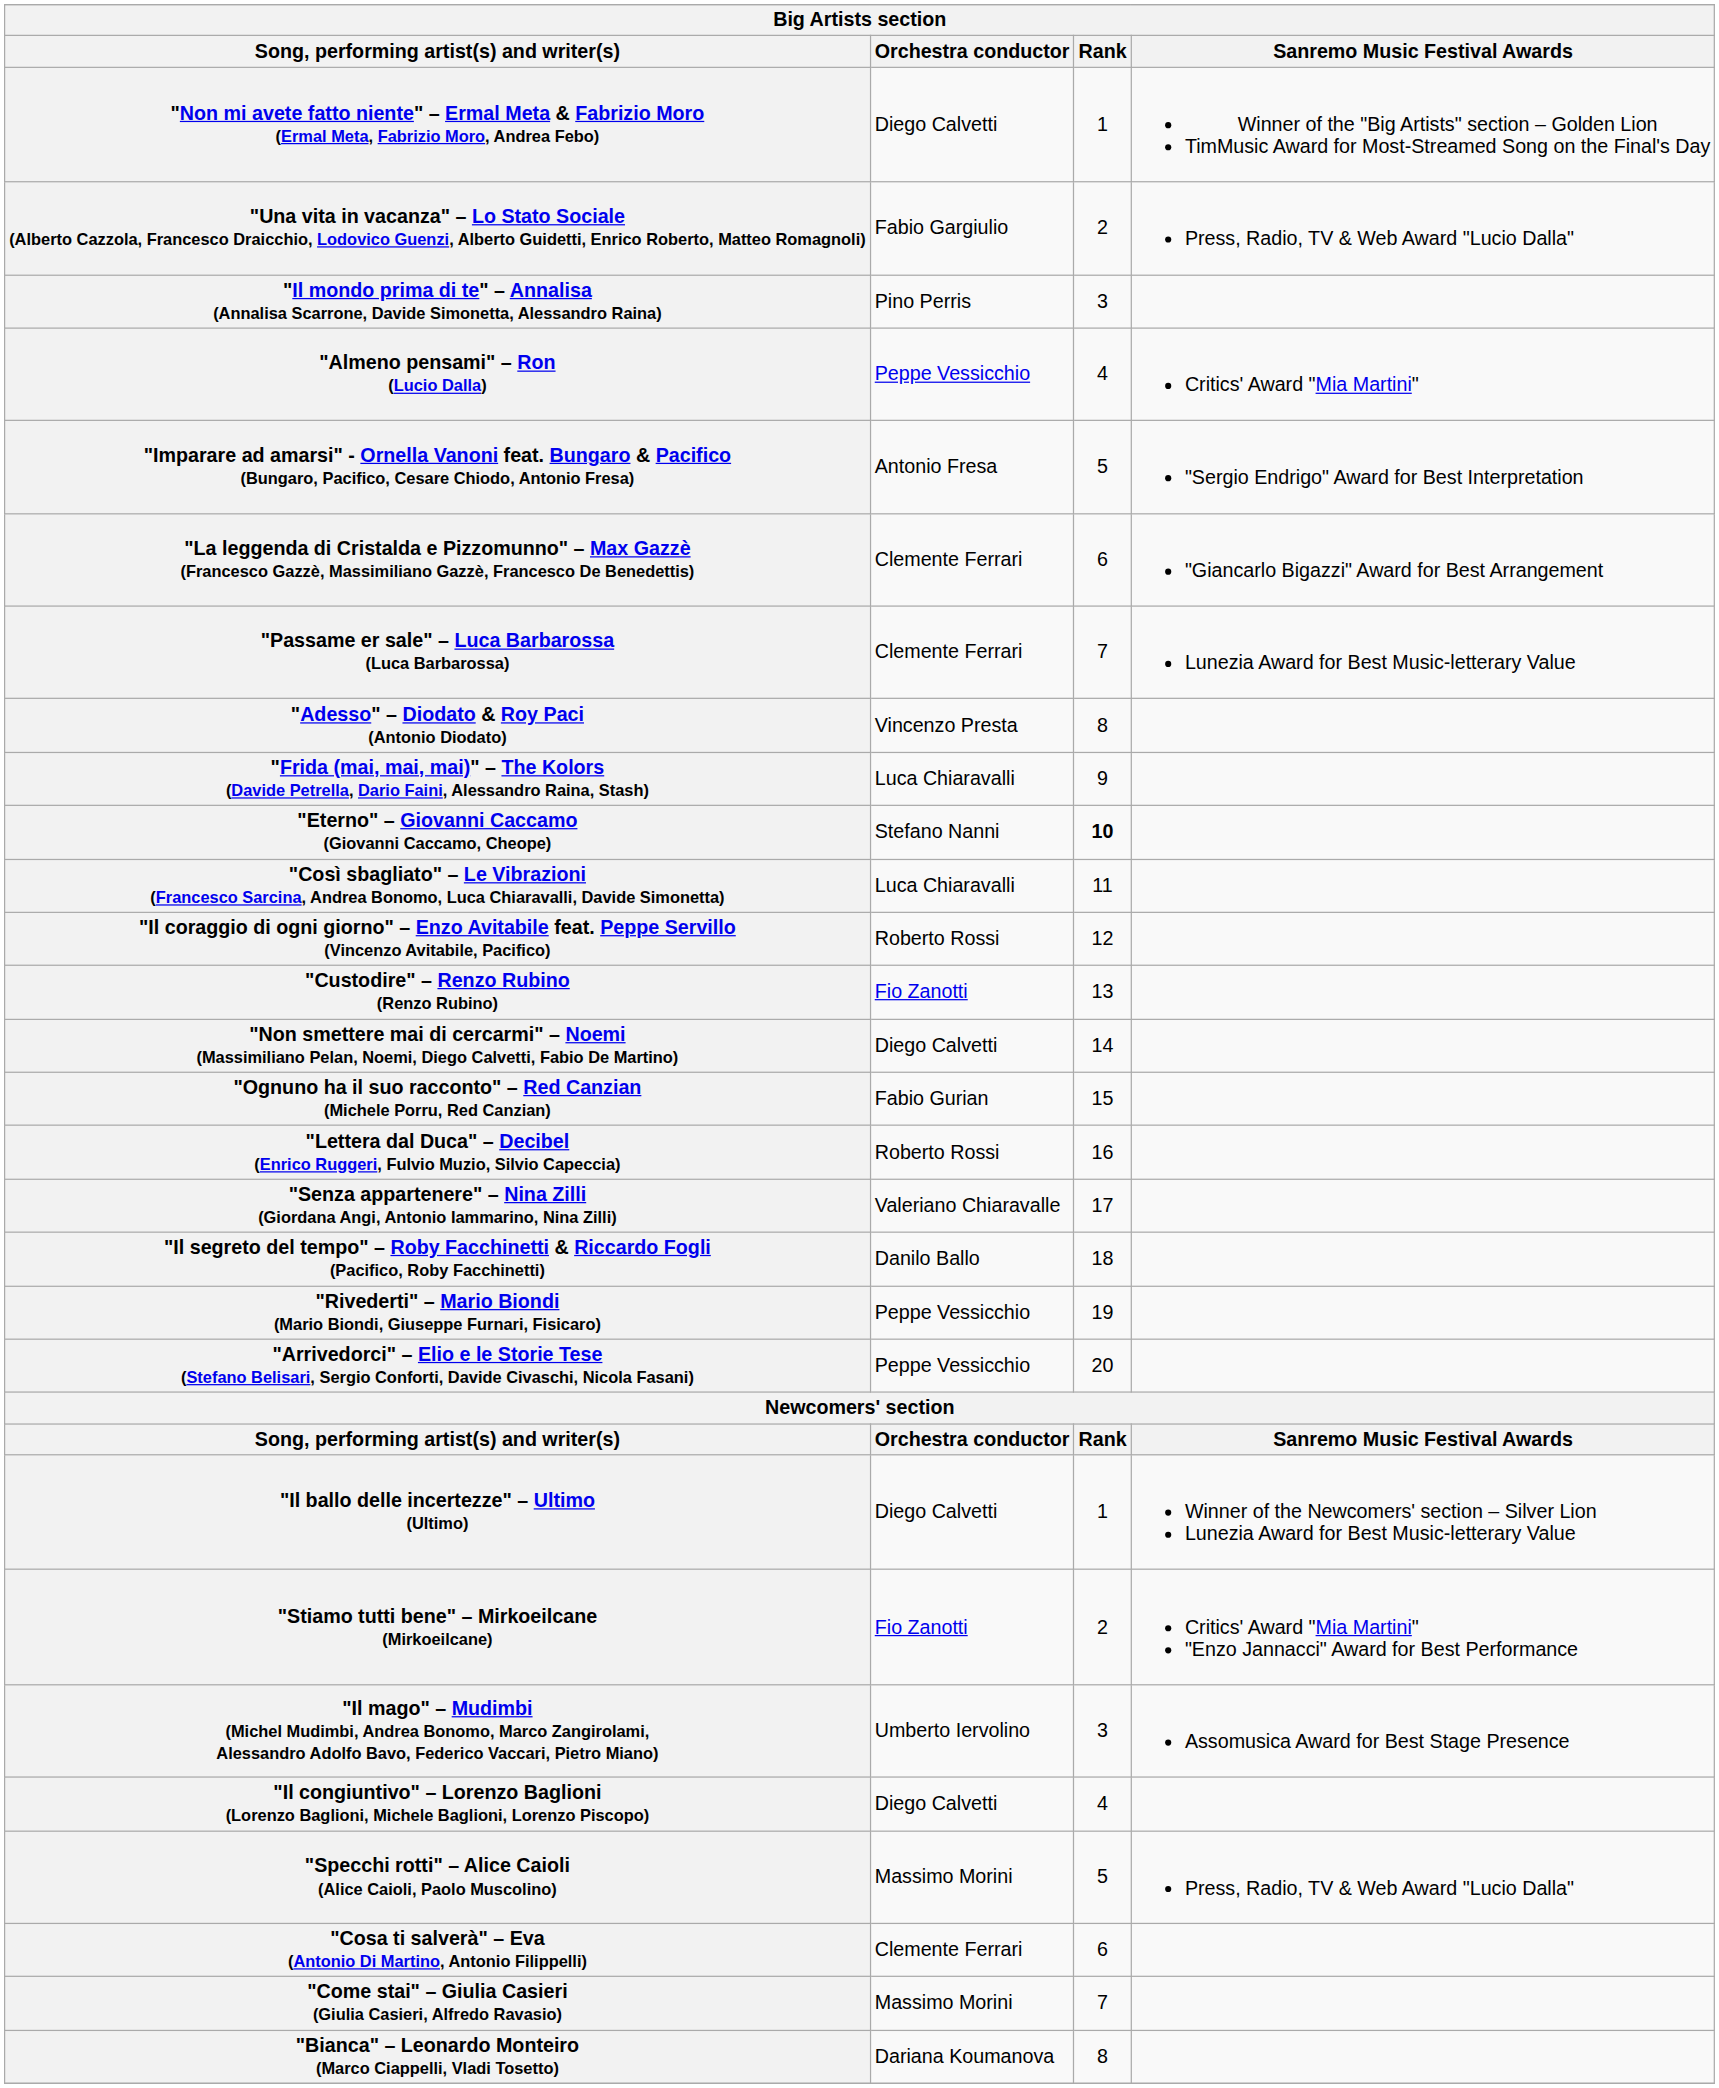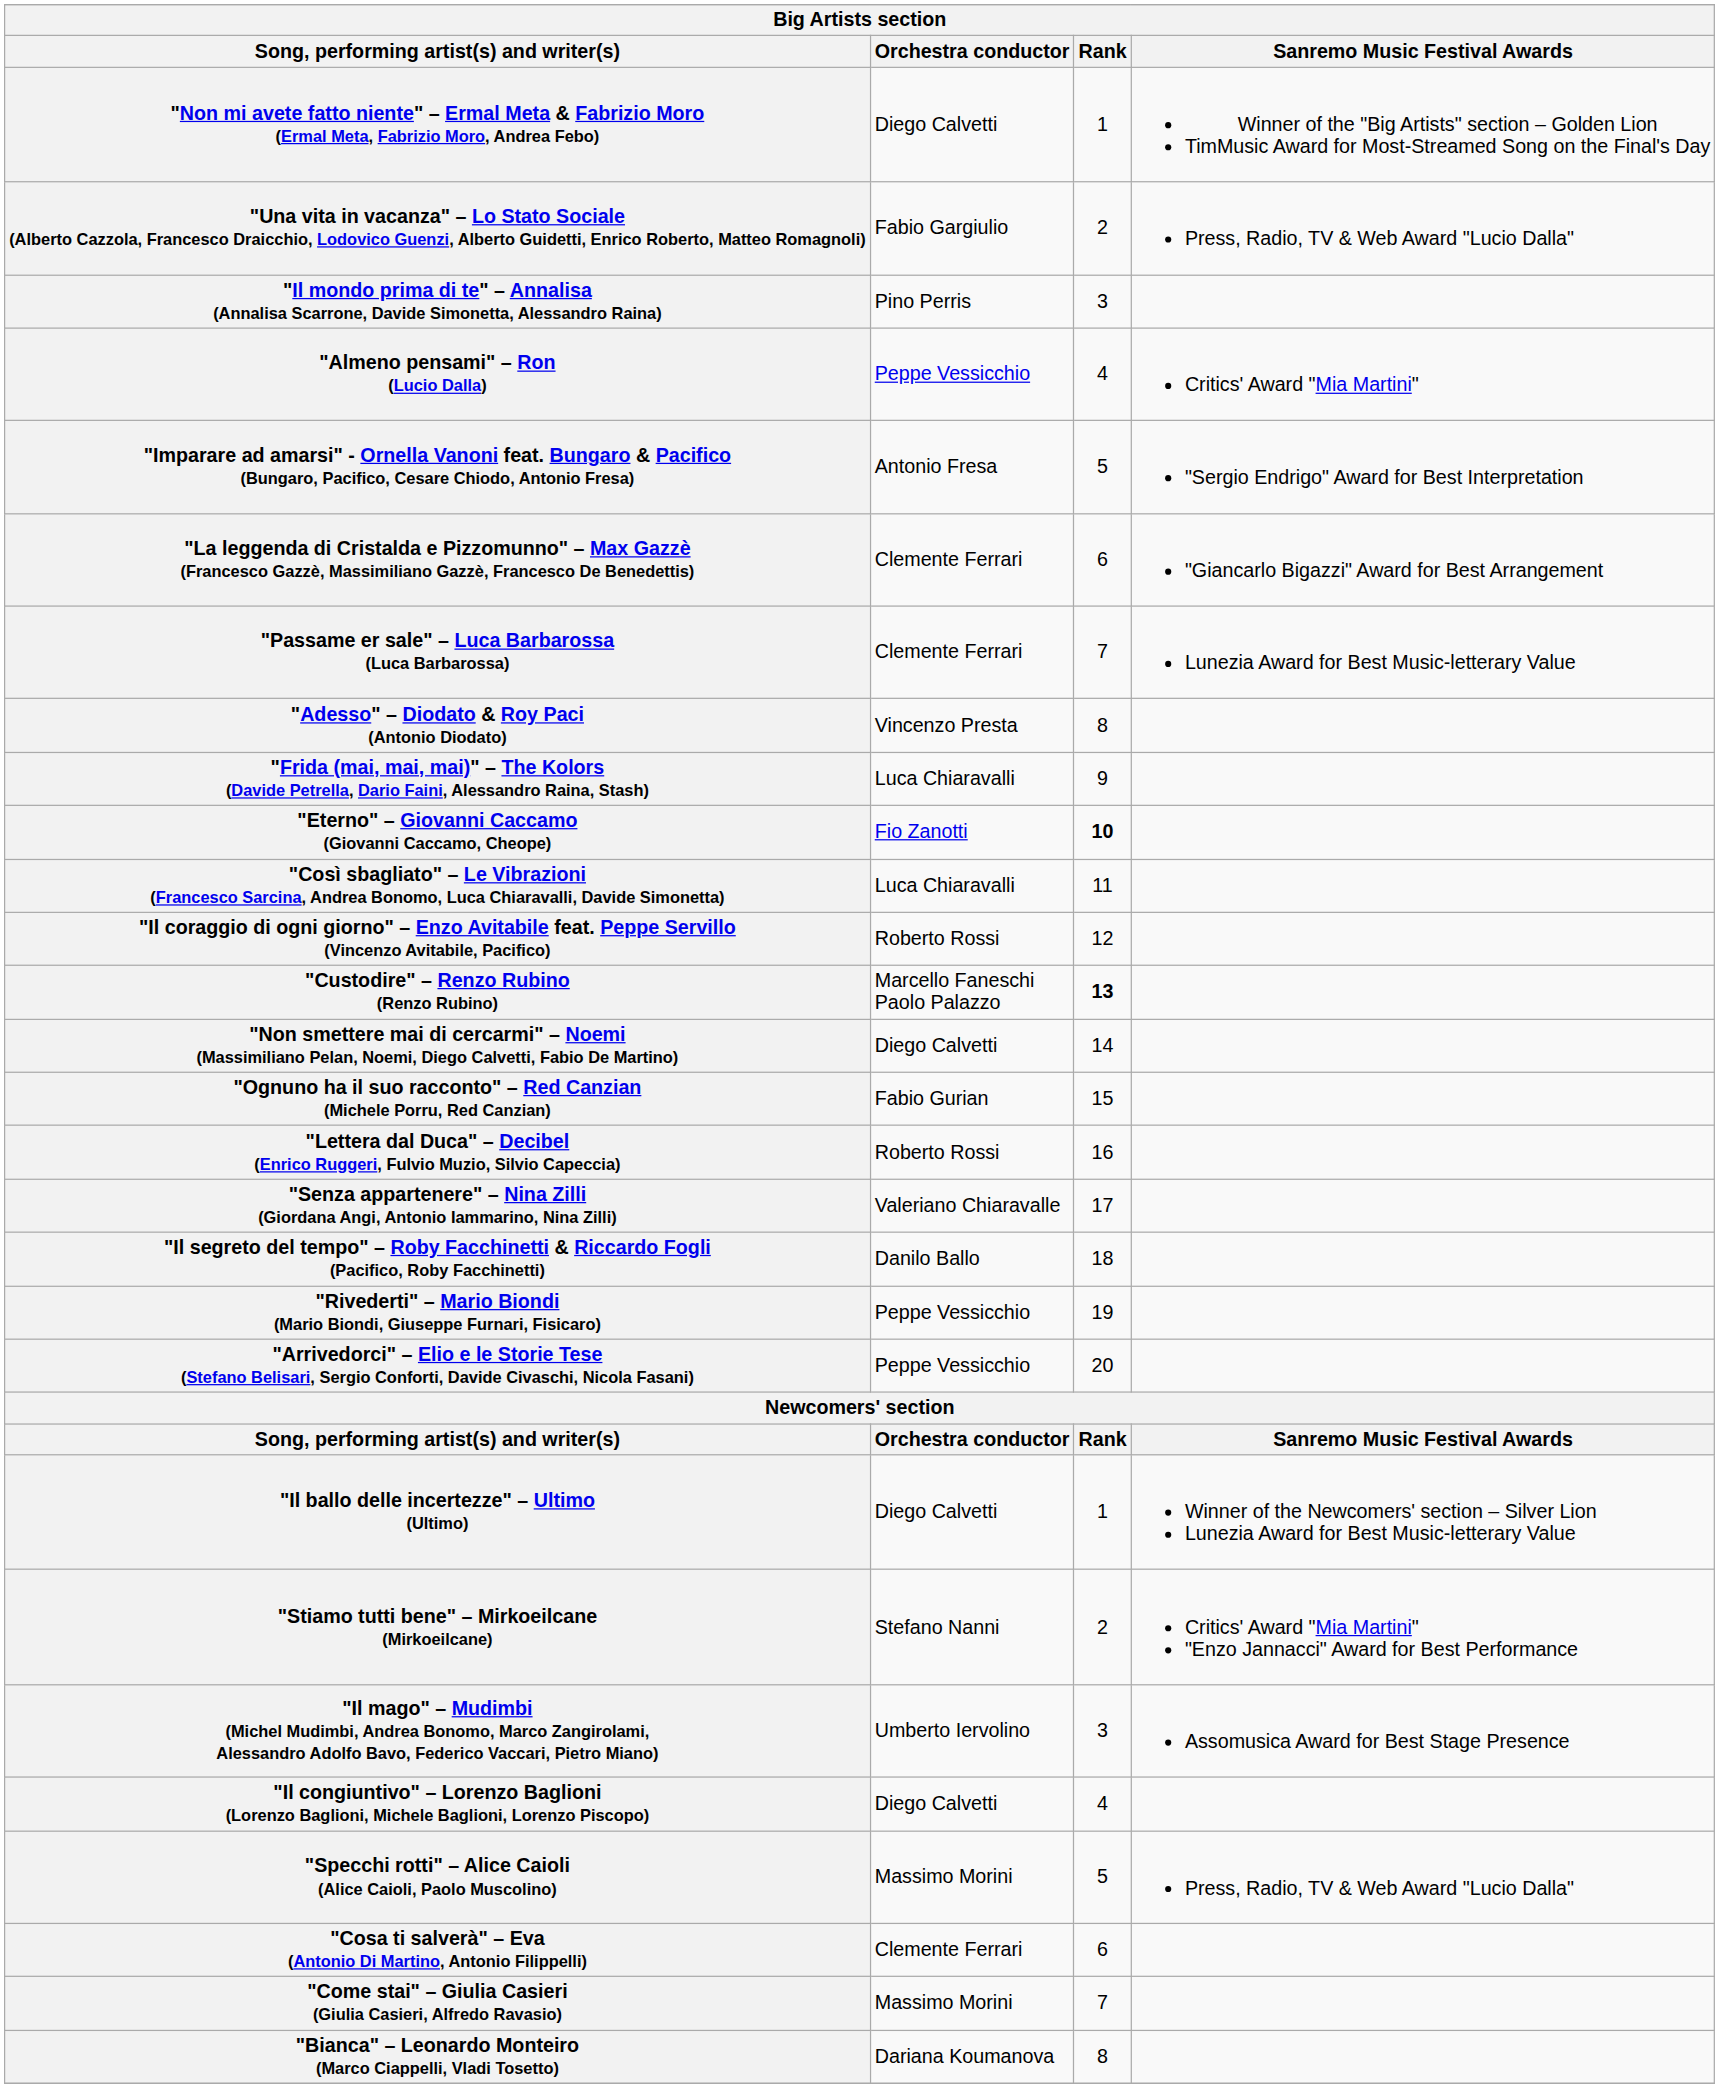(937, 832) Stefano Nanni -> (921, 832) Fio Zanotti
(921, 992) Fio Zanotti -> (955, 992) Marcello Faneschi Paolo Palazzo
(1103, 992) normal -> (1103, 992) bold
(921, 1626) Fio Zanotti -> (937, 1626) Stefano Nanni
